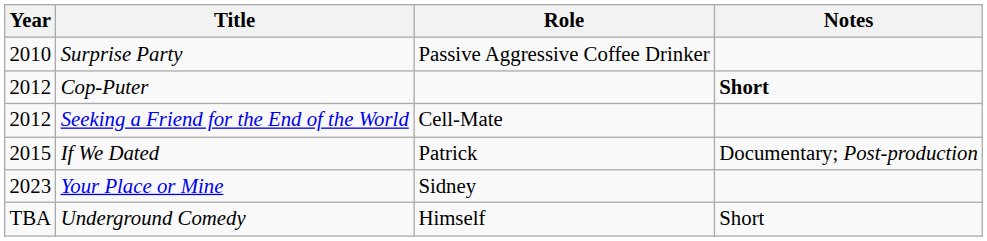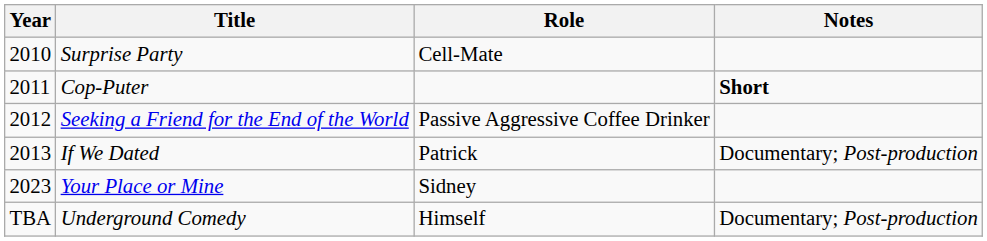(564, 53) Passive Aggressive Coffee Drinker -> (461, 53) Cell-Mate
(30, 86) 2012 -> (30, 86) 2011
(461, 119) Cell-Mate -> (564, 119) Passive Aggressive Coffee Drinker
(30, 152) 2015 -> (30, 152) 2013
(742, 218) Short -> (849, 218) Documentary; Post-production
